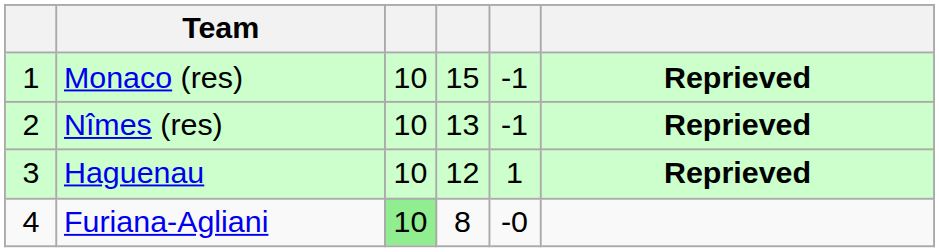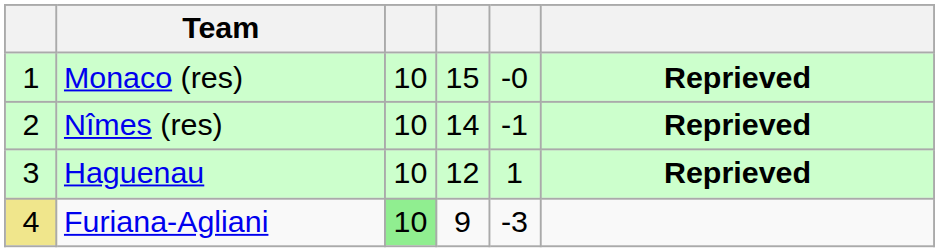(514, 76) -1 -> (514, 76) -0
(462, 125) 13 -> (462, 125) 14
(31, 221) no background -> (31, 221) khaki background
(462, 221) 8 -> (462, 221) 9
(514, 221) -0 -> (514, 221) -3
